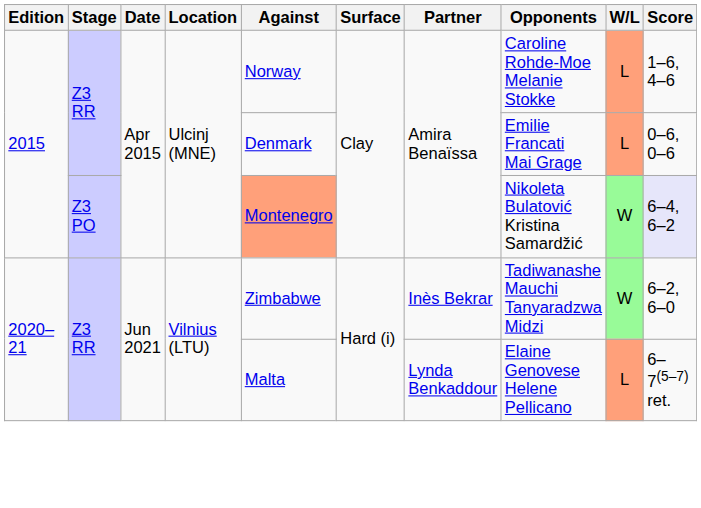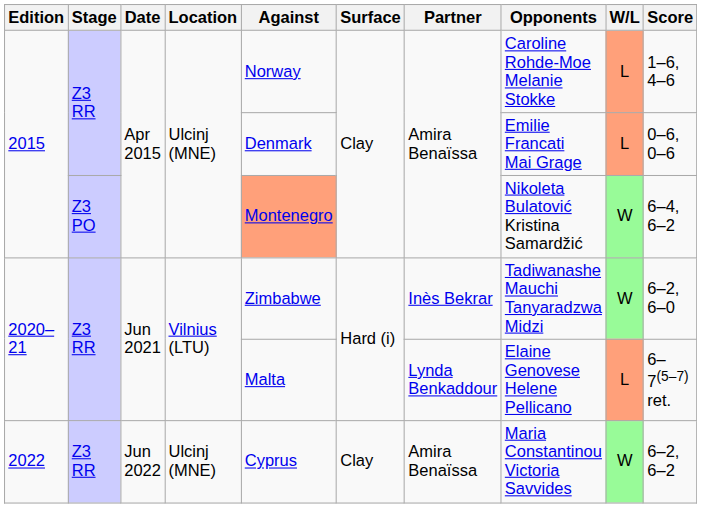(663, 216) lavender background -> (663, 216) no background
+ row: (27, 461)
